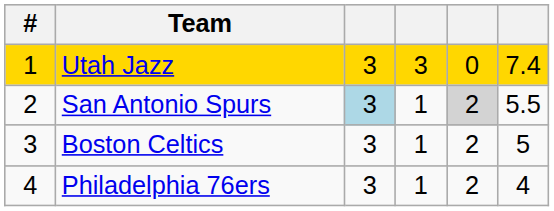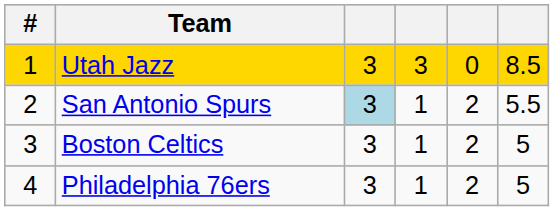(523, 64) 7.4 -> (523, 64) 8.5
(472, 104) lightgrey background -> (472, 104) no background
(523, 184) 4 -> (523, 184) 5
